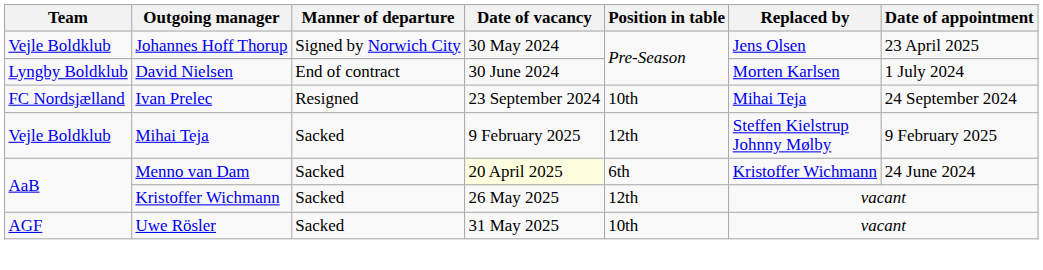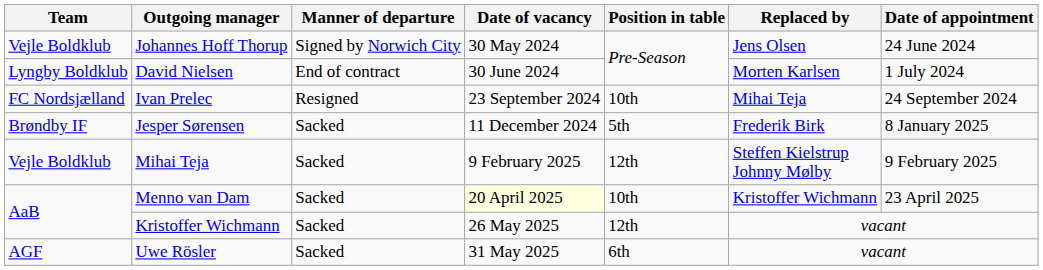(932, 44) 23 April 2025 -> (930, 44) 24 June 2024
+ row: (190, 125)
(619, 171) 6th -> (623, 198) 10th
(930, 171) 24 June 2024 -> (932, 198) 23 April 2025
(623, 225) 10th -> (619, 252) 6th
